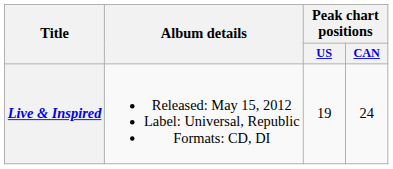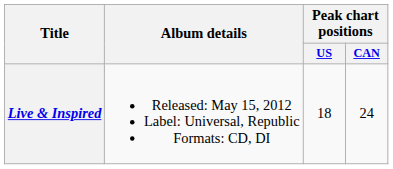(324, 113) 19 -> (324, 113) 18
